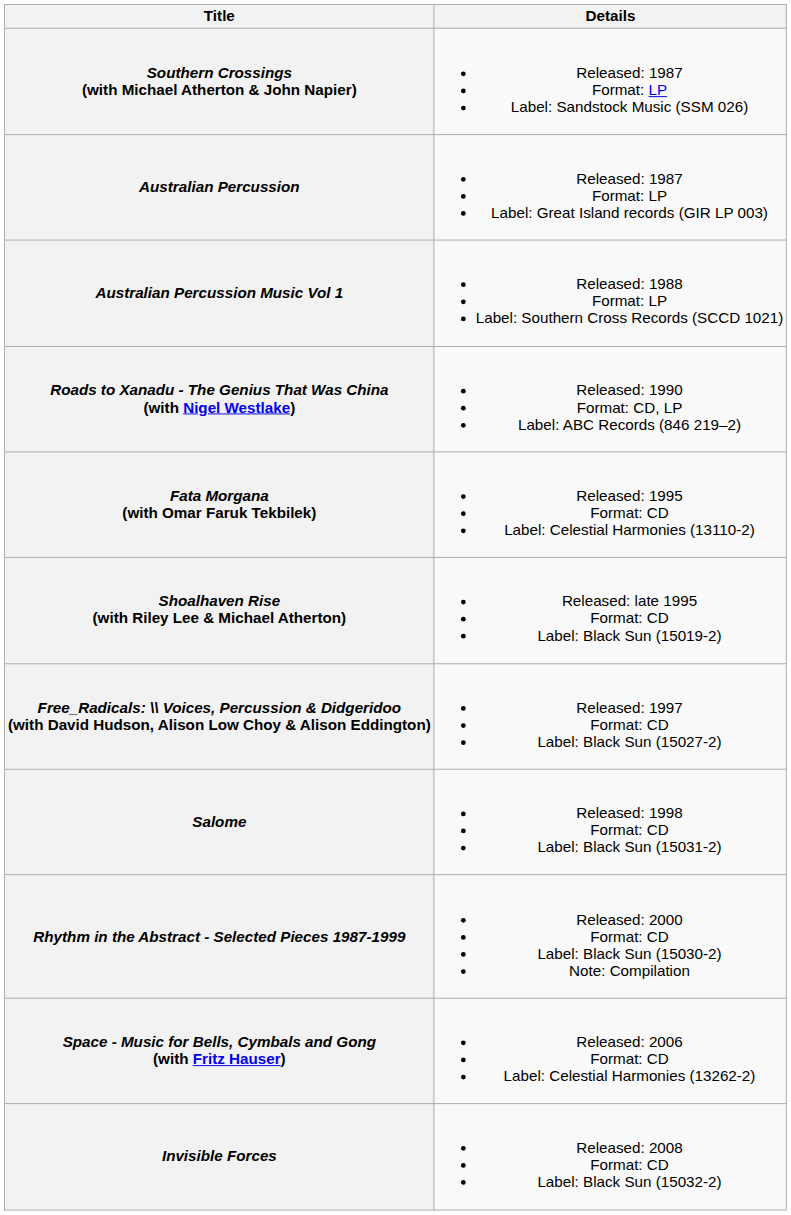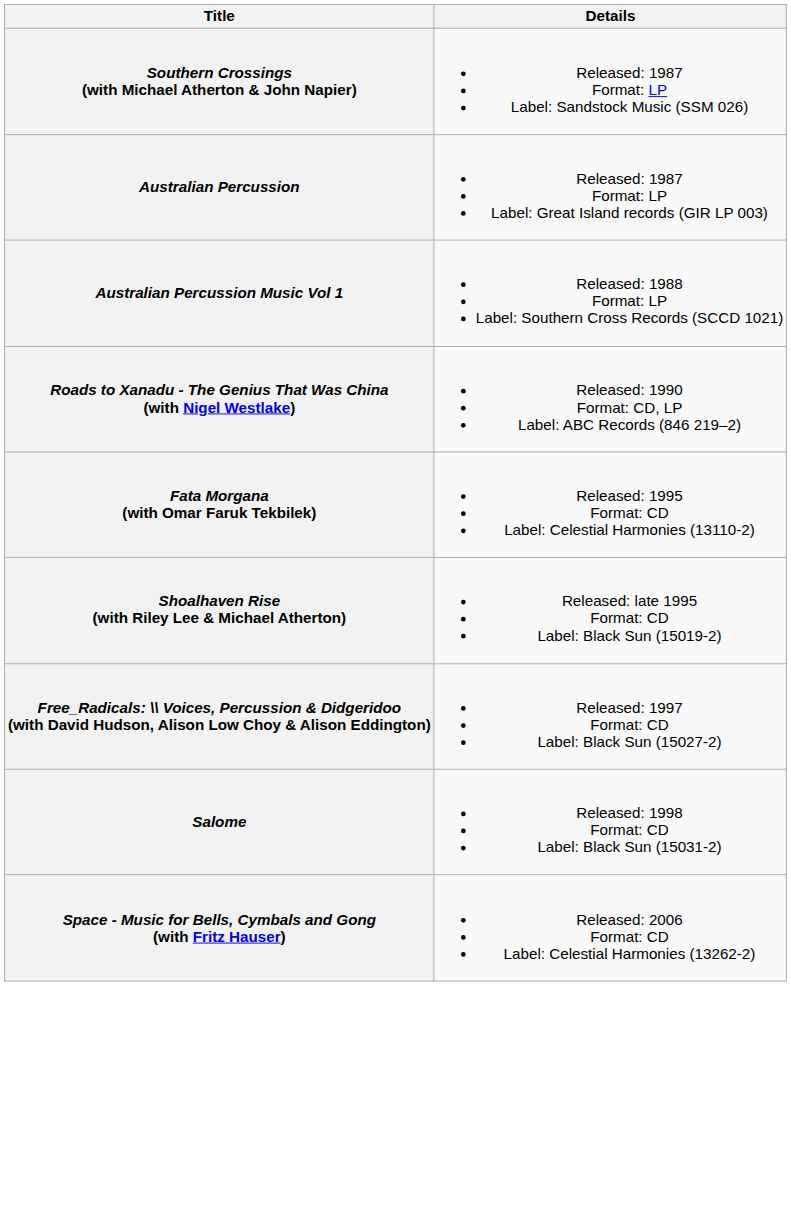- row: (219, 936)
- row: (219, 1156)
